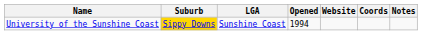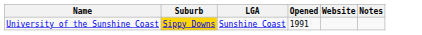- column: (374, 11)
(299, 24) 1994 -> (299, 24) 1991
